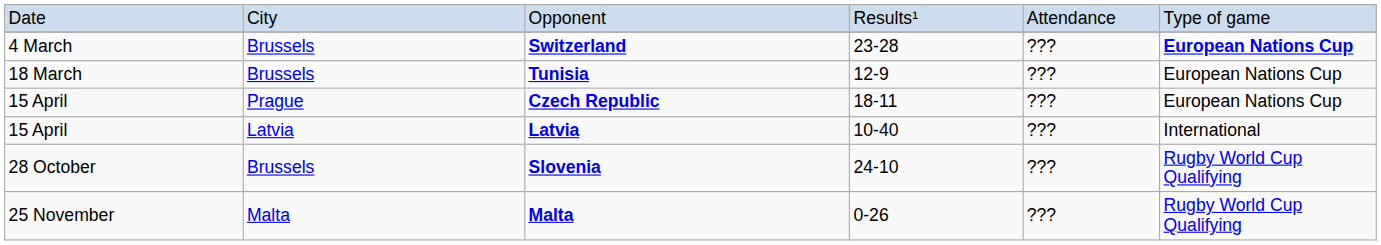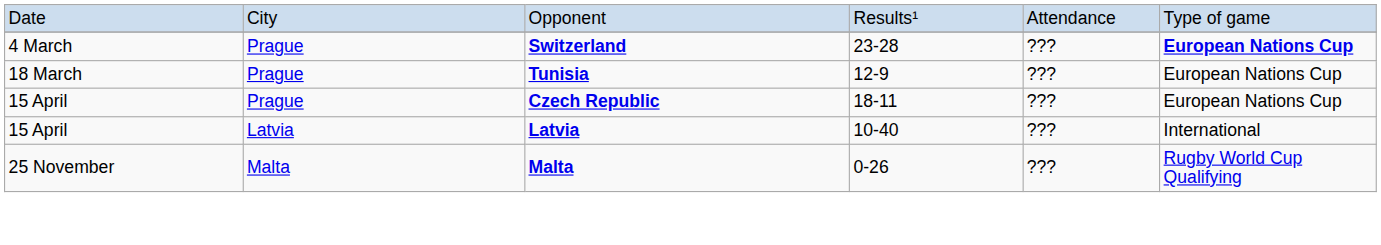(281, 46) Brussels -> (275, 46) Prague
(281, 74) Brussels -> (275, 74) Prague
- row: (565, 167)
